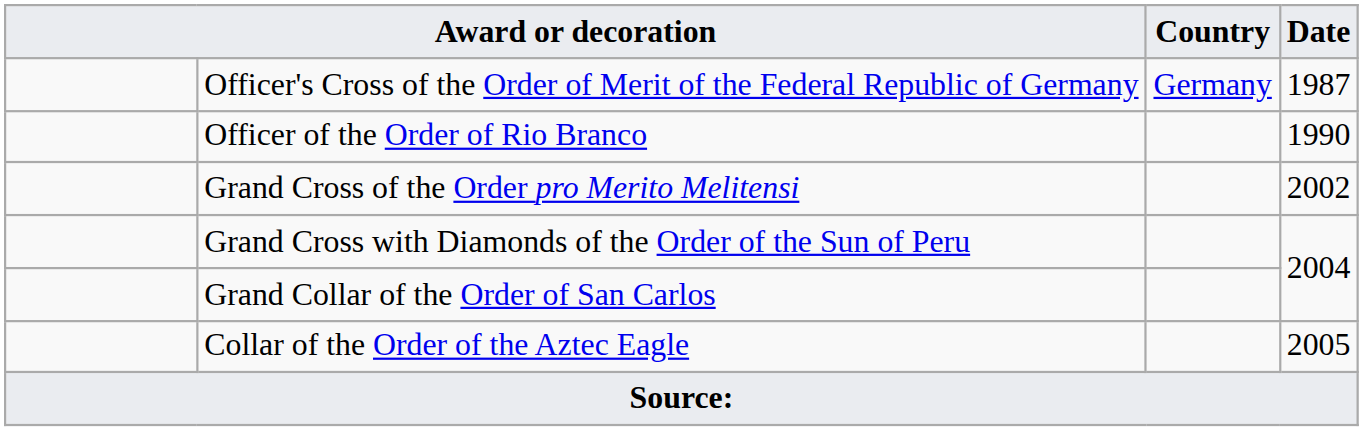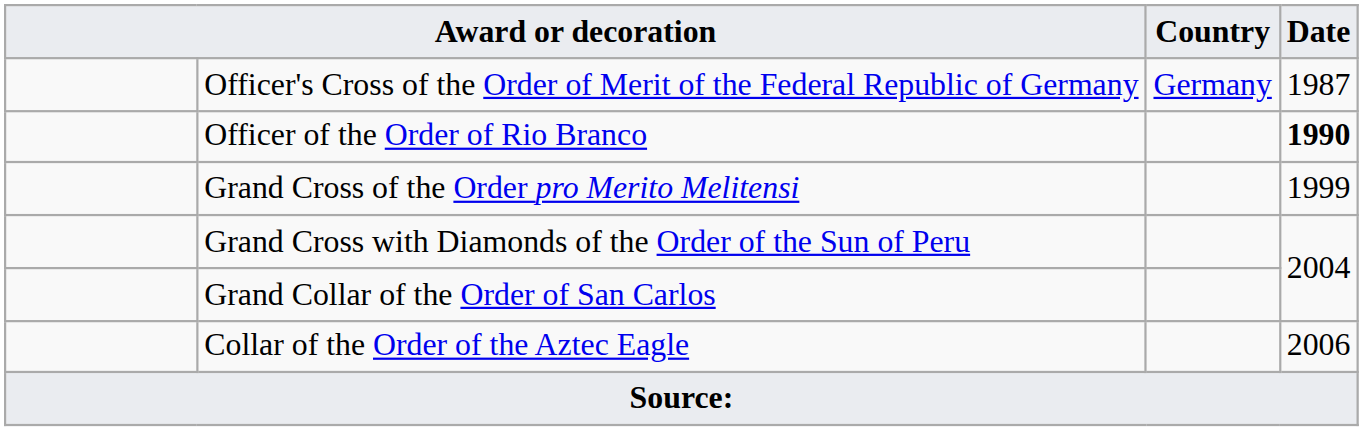(1319, 136) normal -> (1319, 136) bold
(1319, 188) 2002 -> (1319, 188) 1999
(1319, 346) 2005 -> (1319, 346) 2006
